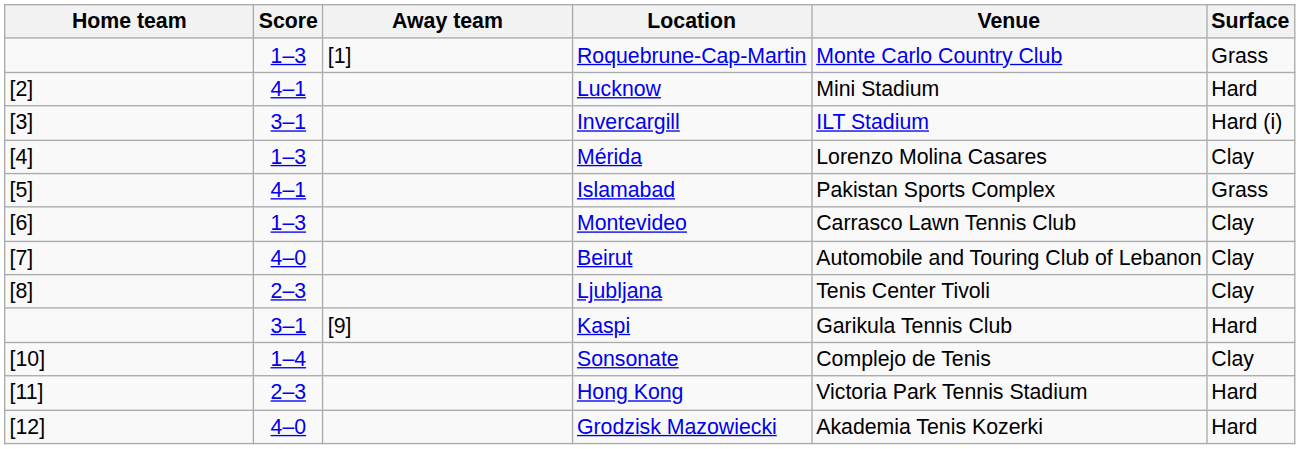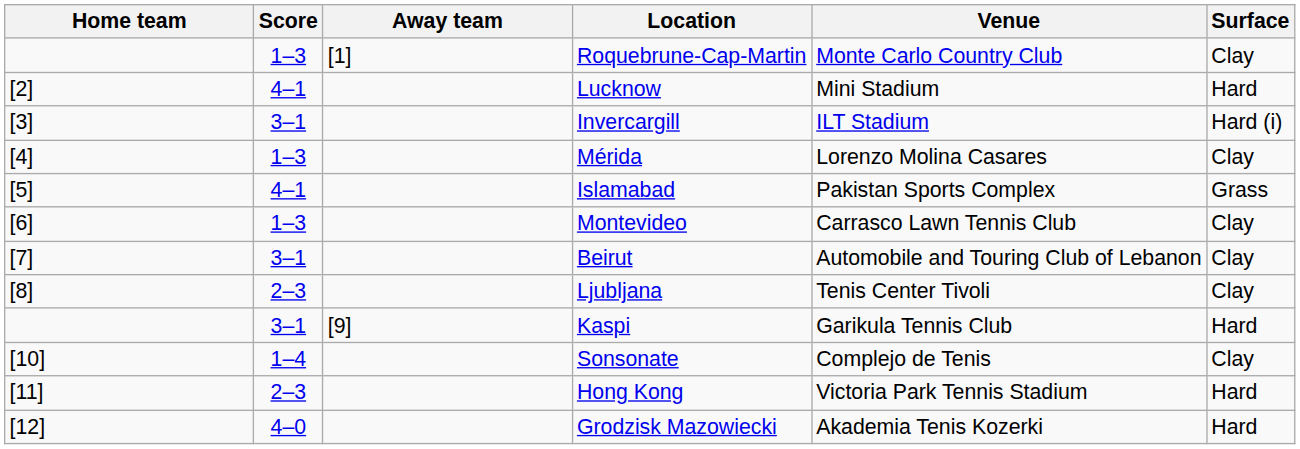(1240, 55) Grass -> (1233, 55) Clay
(288, 257) 4–0 -> (288, 257) 3–1
